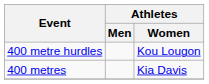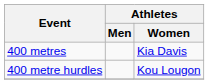rows swapped: (37, 70) <-> (55, 51)
